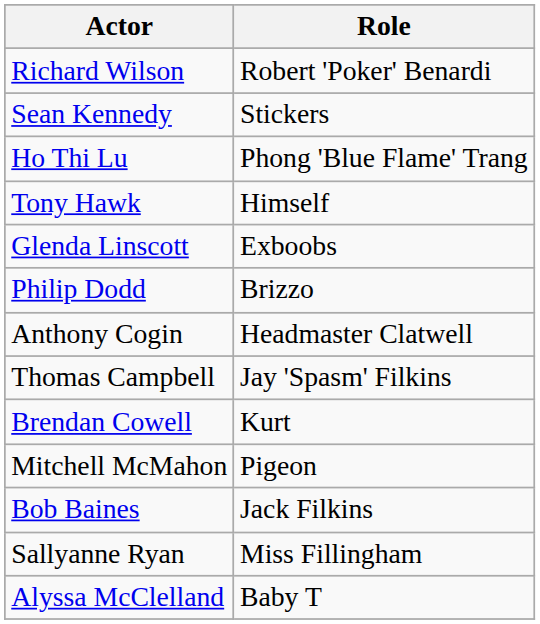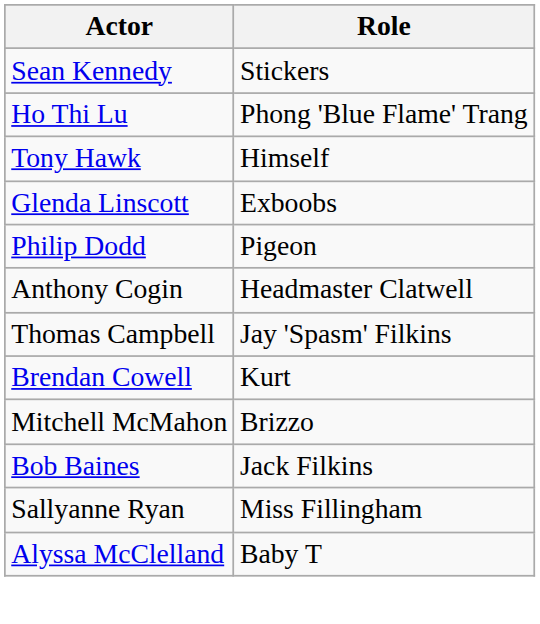- row: (98, 70)
(277, 289) Brizzo -> (278, 245) Pigeon
(278, 465) Pigeon -> (277, 421) Brizzo
